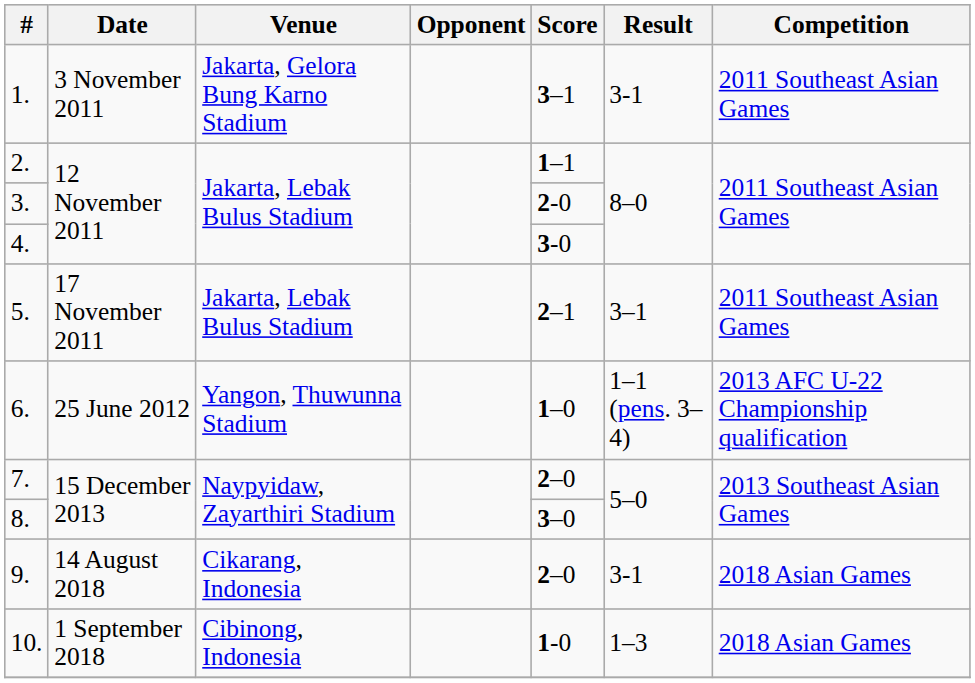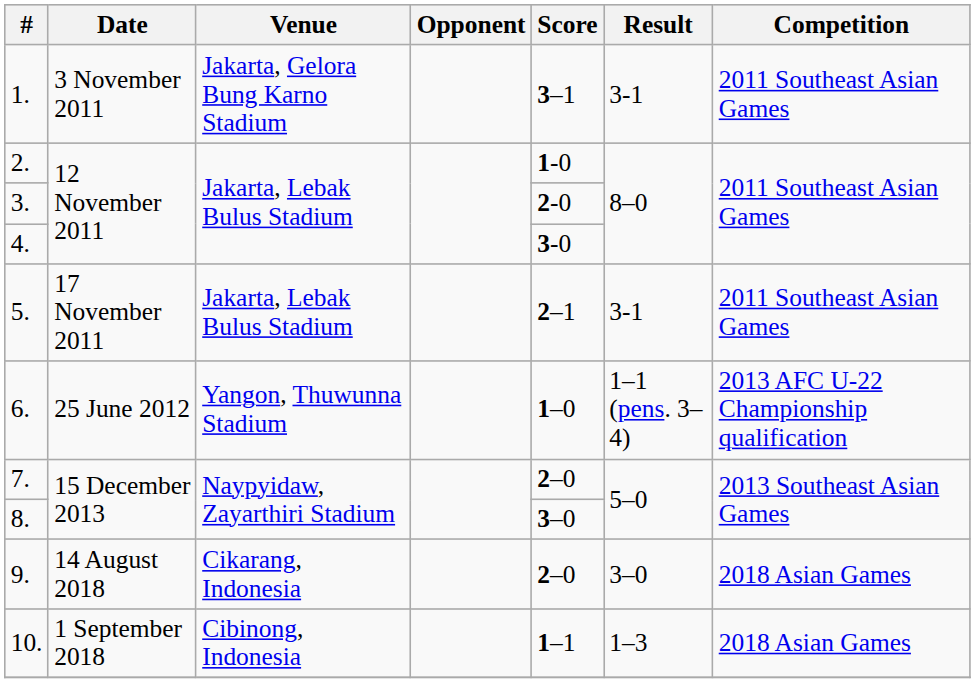(556, 162) 1–1 -> (554, 162) 1-0
(628, 312) 3–1 -> (626, 312) 3-1
(626, 573) 3-1 -> (628, 573) 3–0
(554, 642) 1-0 -> (556, 642) 1–1
